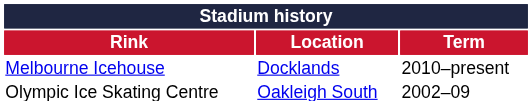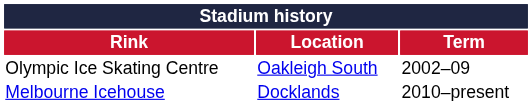rows swapped: (112, 92) <-> (85, 67)
